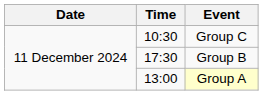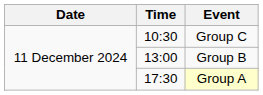(161, 57) 17:30 -> (161, 57) 13:00
(161, 79) 13:00 -> (161, 79) 17:30
